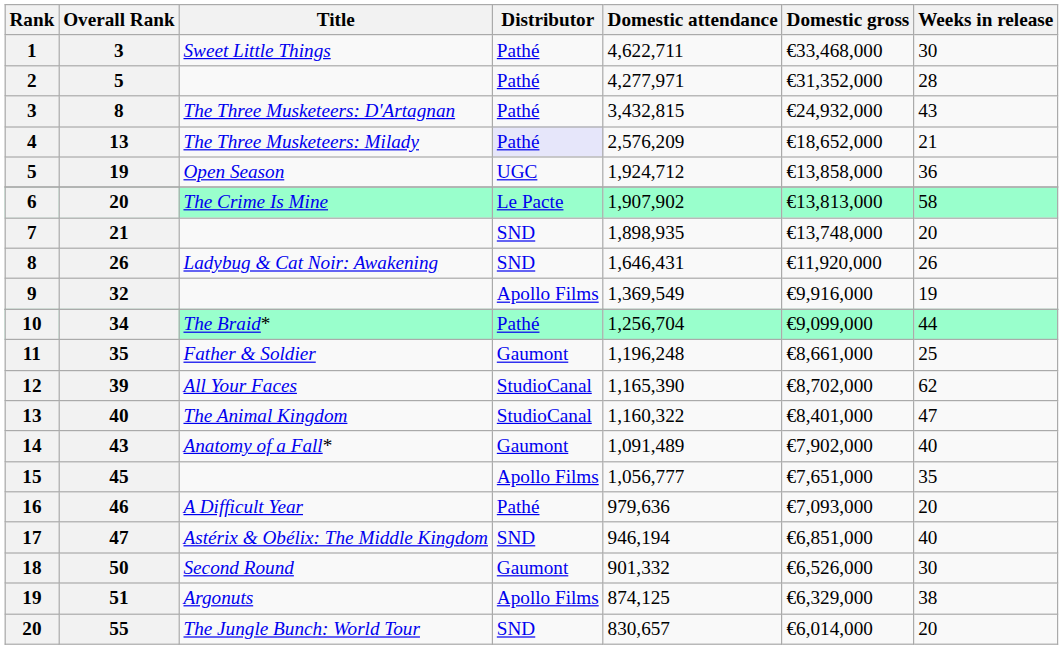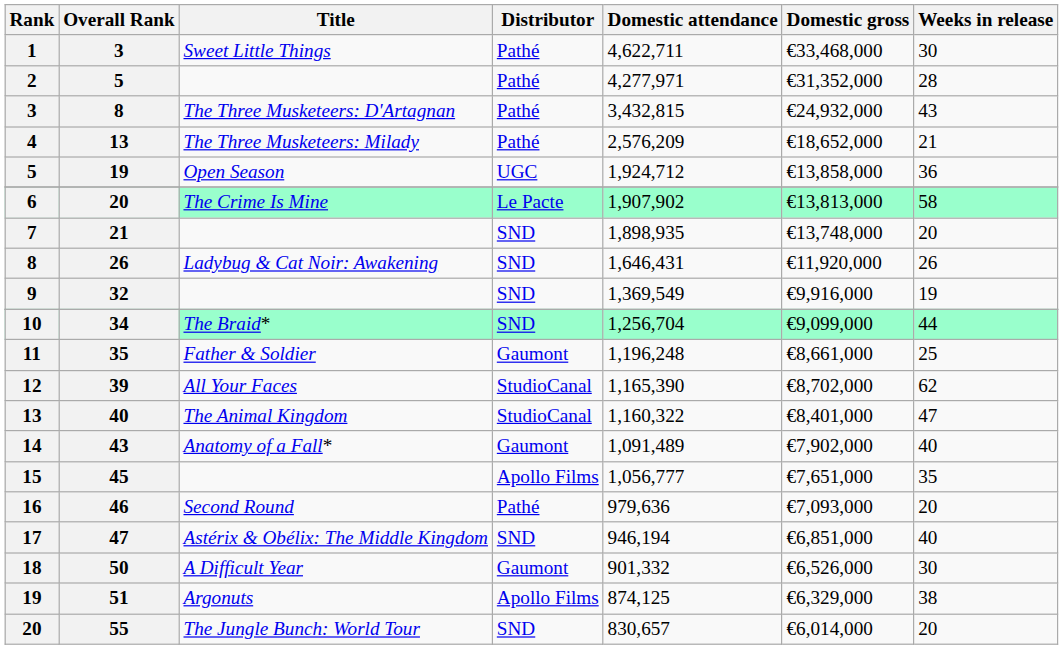(518, 141) lavender background -> (518, 141) no background
(548, 293) Apollo Films -> (516, 293) SND
(518, 324) Pathé -> (516, 324) SND
(243, 506) A Difficult Year -> (239, 506) Second Round
(239, 567) Second Round -> (243, 567) A Difficult Year
